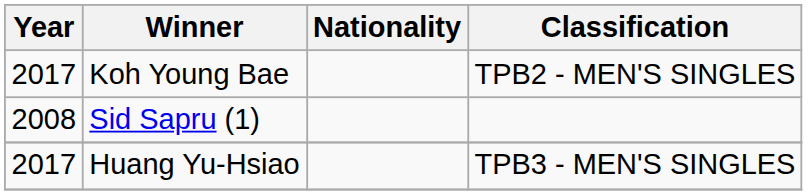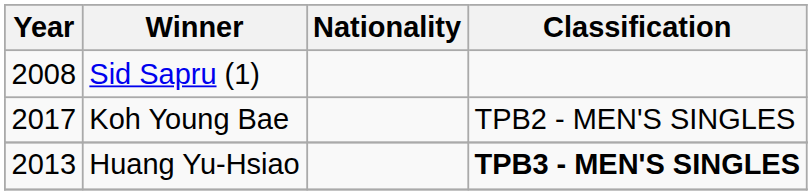rows swapped: (175, 119) <-> (189, 73)
(44, 165) 2017 -> (44, 165) 2013
(635, 165) normal -> (637, 165) bold
